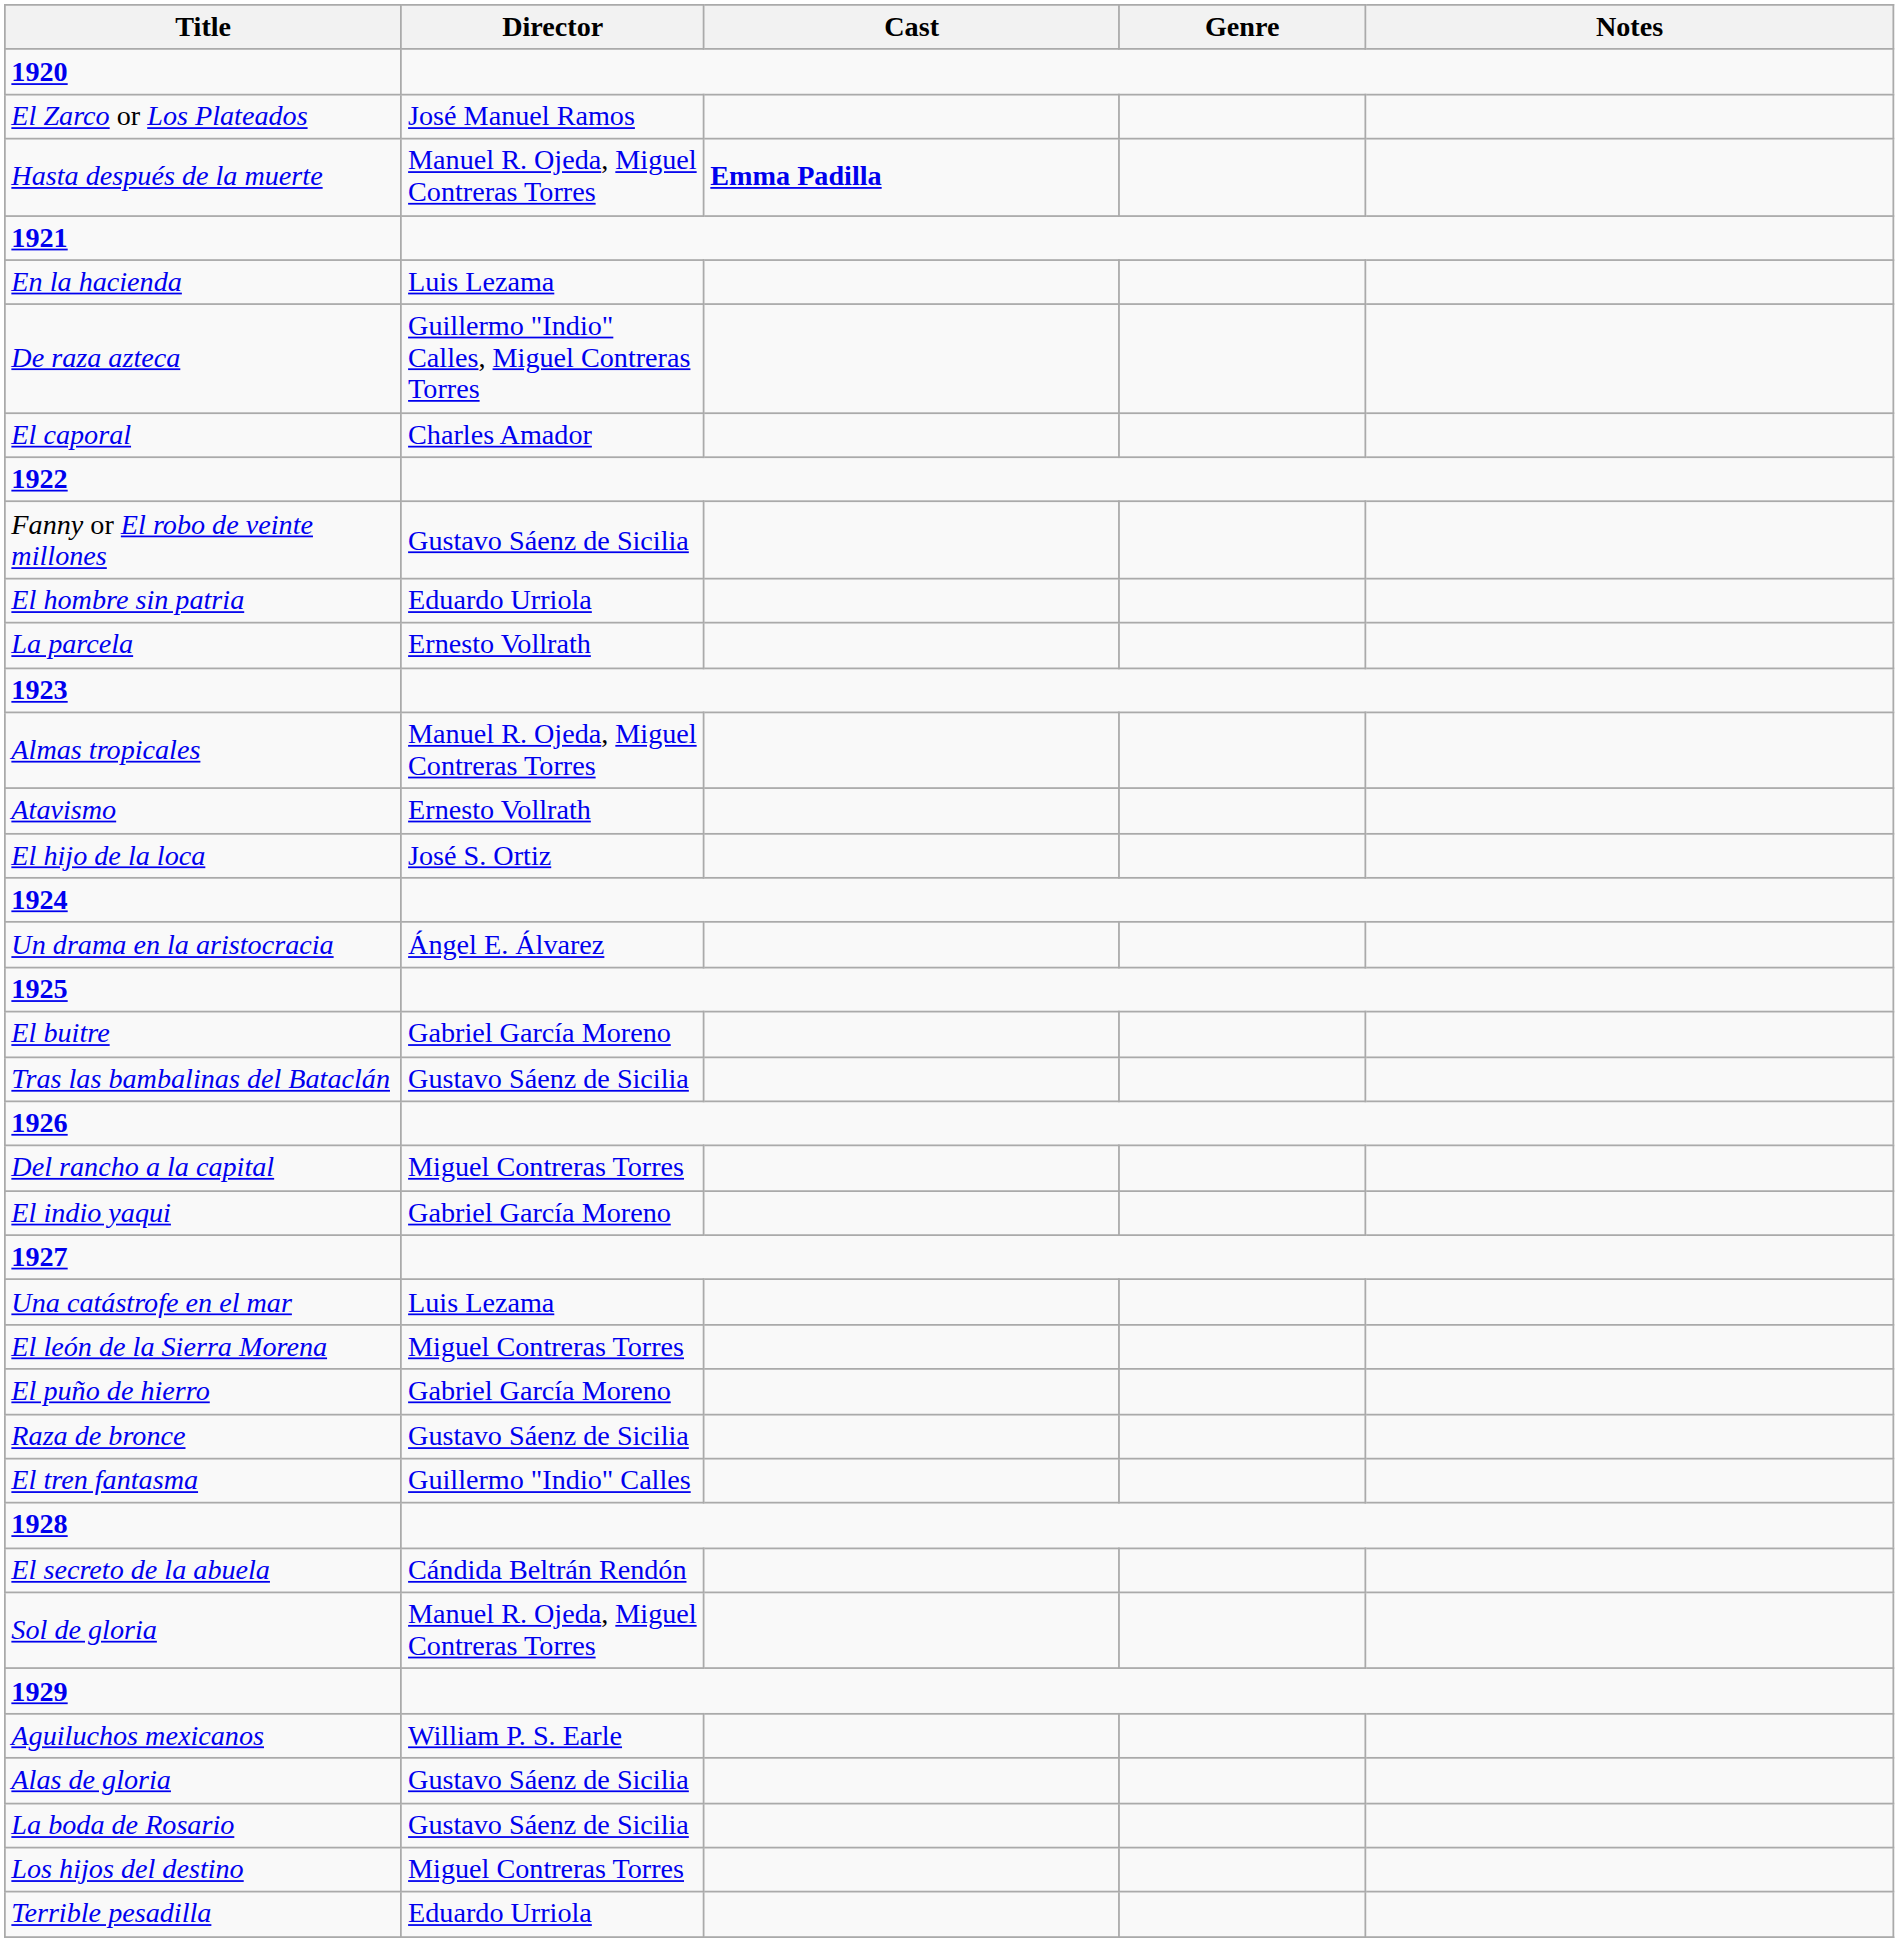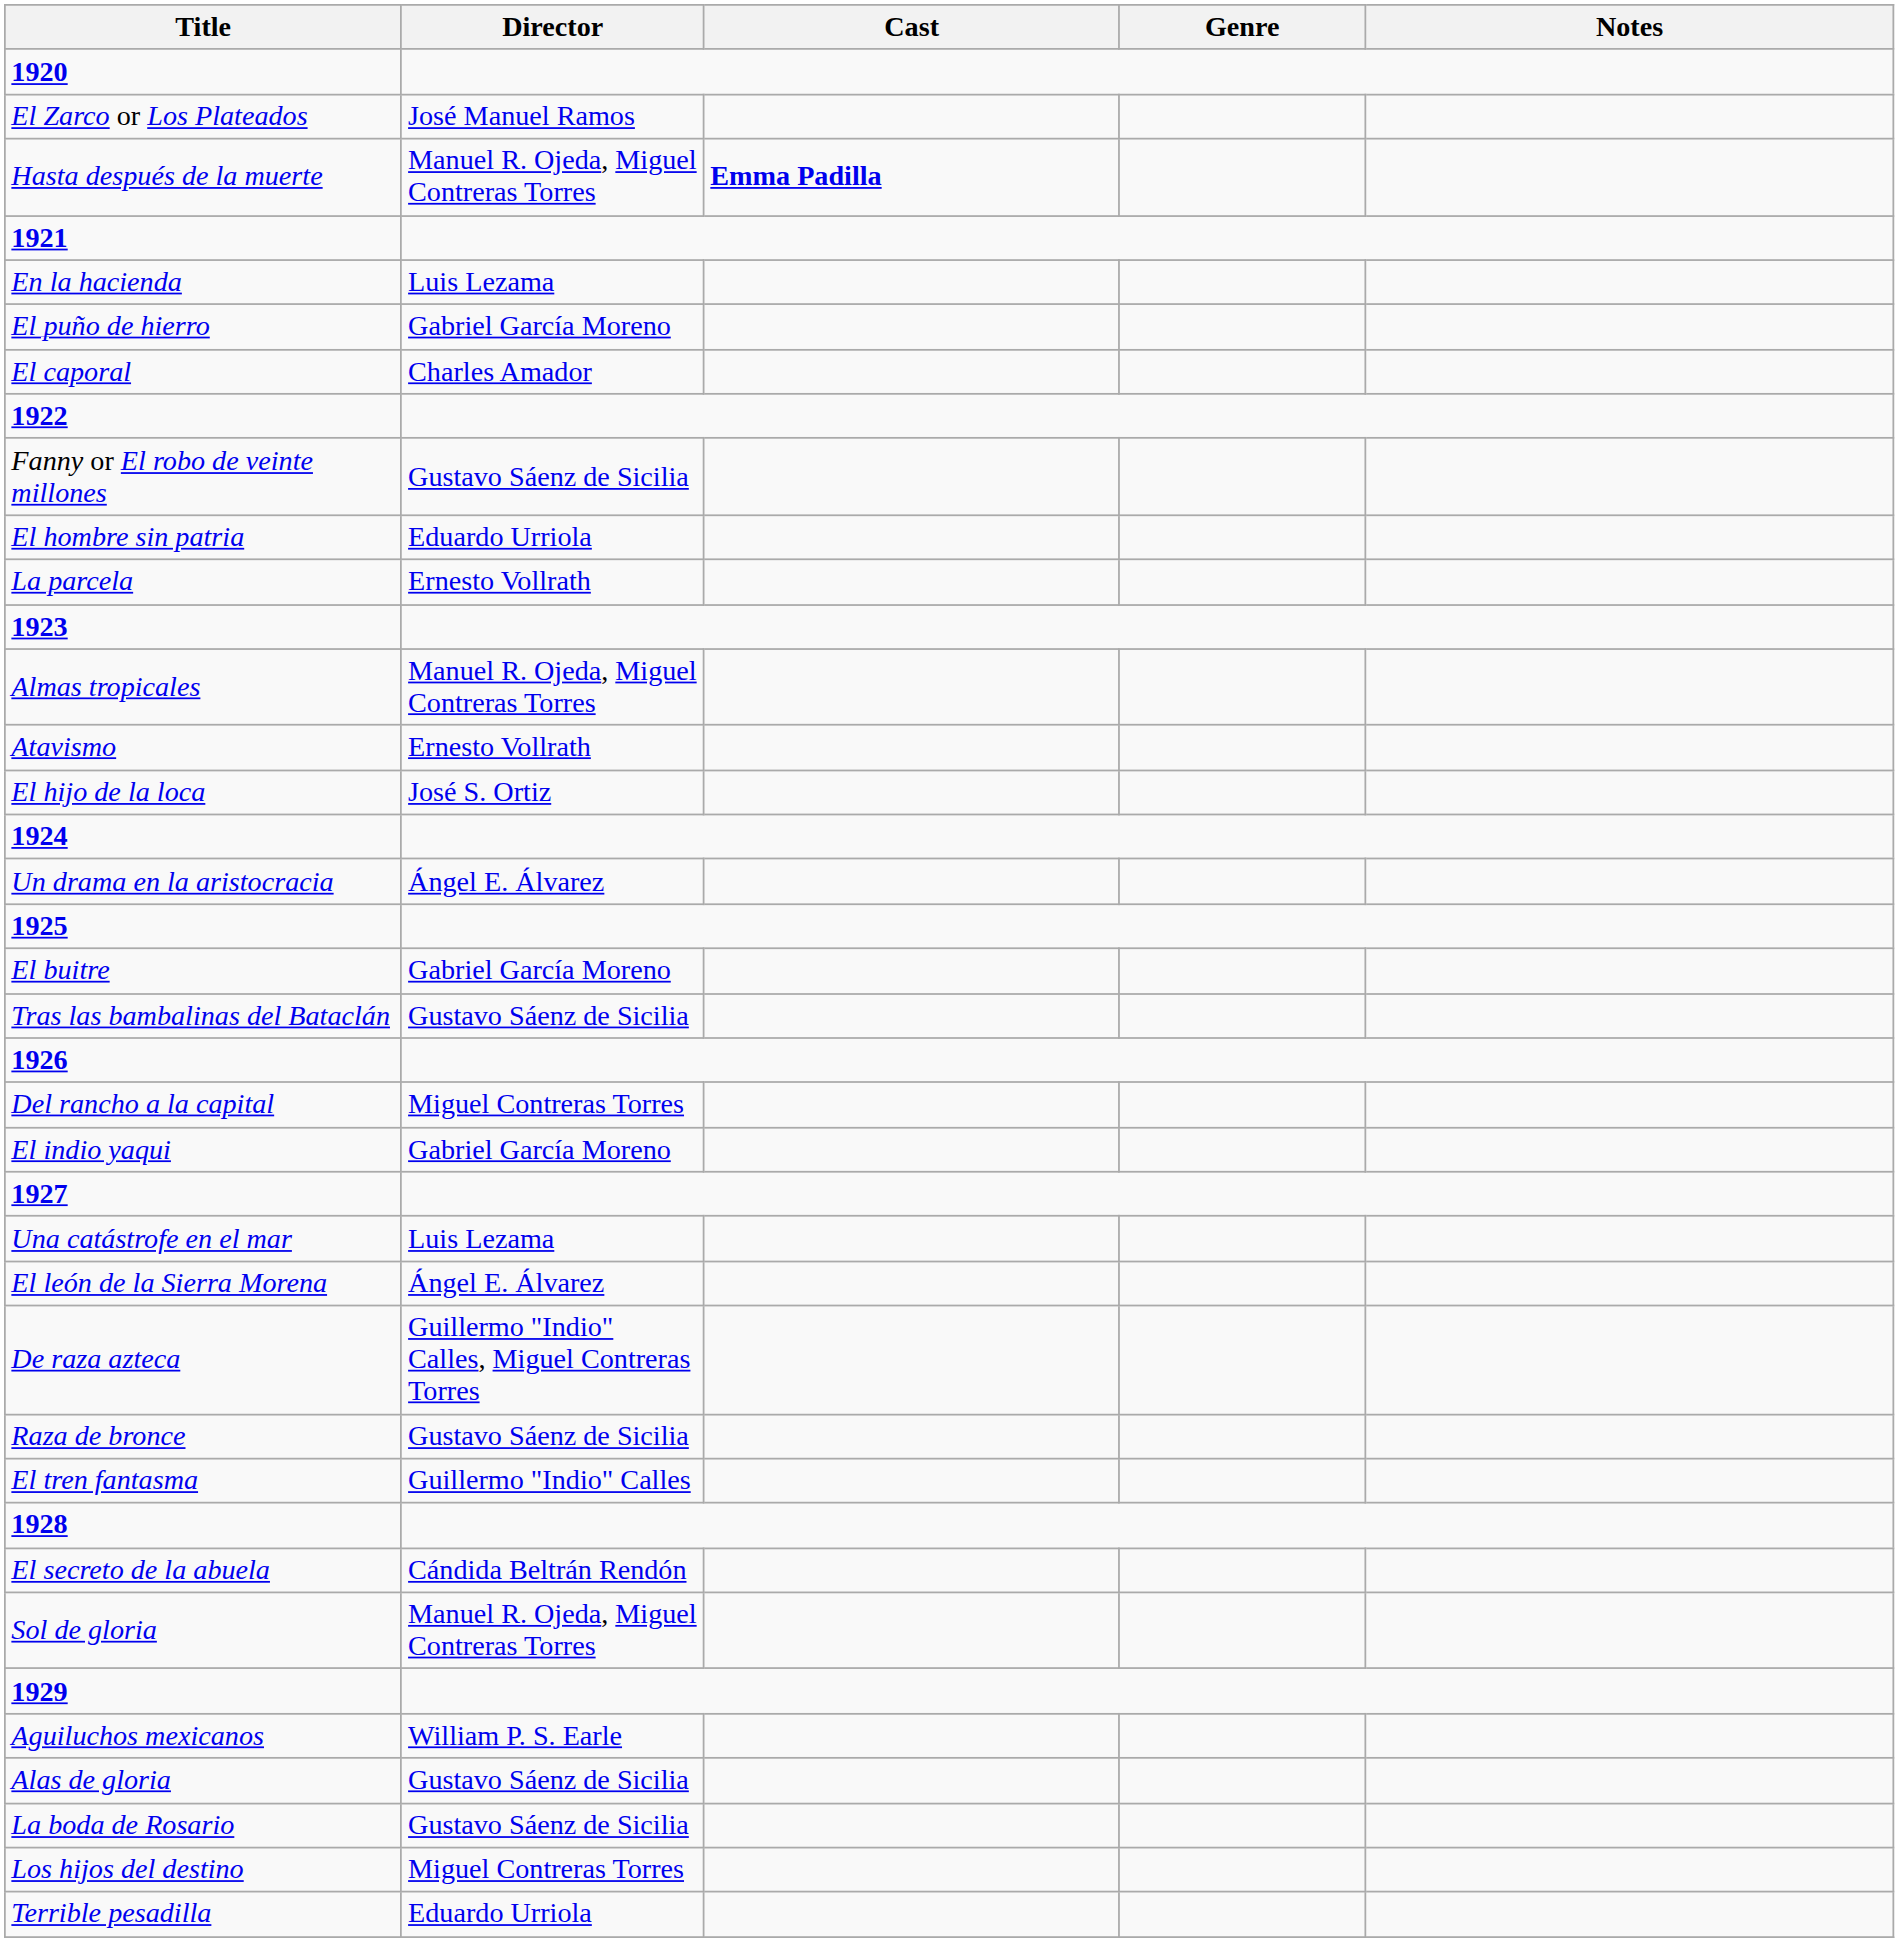rows swapped: (96, 358) <-> (111, 1391)
(546, 1346) Miguel Contreras Torres -> (506, 1283) Ángel E. Álvarez
